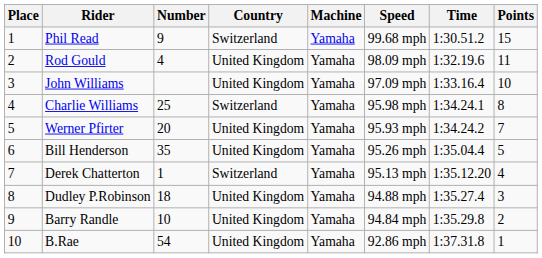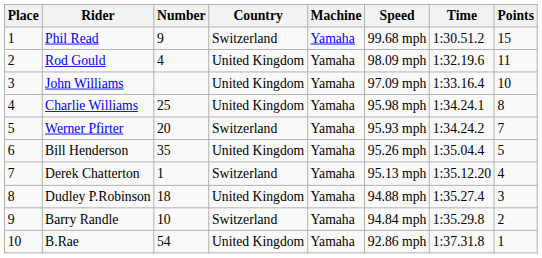(245, 106) Switzerland -> (258, 106) United Kingdom
(258, 128) United Kingdom -> (245, 128) Switzerland
(258, 218) United Kingdom -> (245, 218) Switzerland
